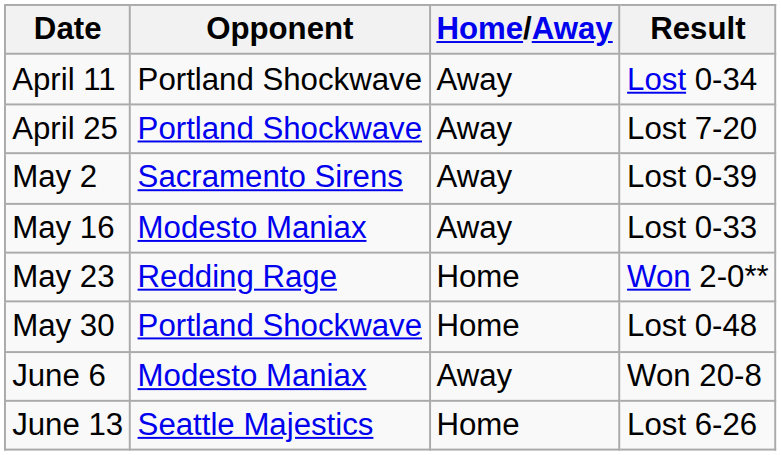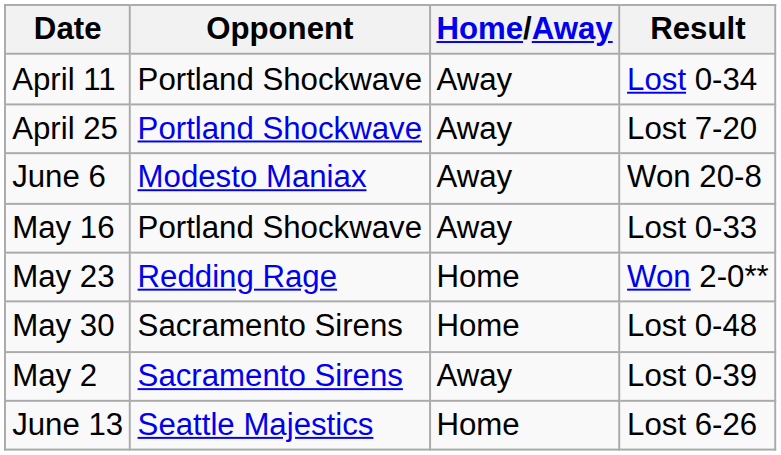rows swapped: (55, 177) <-> (59, 375)
(252, 227) Modesto Maniax -> (280, 227) Portland Shockwave
(280, 326) Portland Shockwave -> (270, 326) Sacramento Sirens
